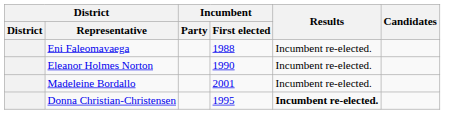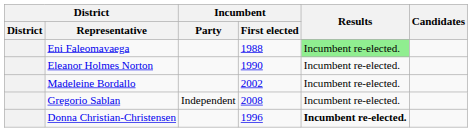(324, 48) no background -> (352, 48) lightgreen background
(224, 83) 2001 -> (252, 83) 2002
+ row: (84, 100)
(224, 100) 1995 -> (252, 118) 1996
